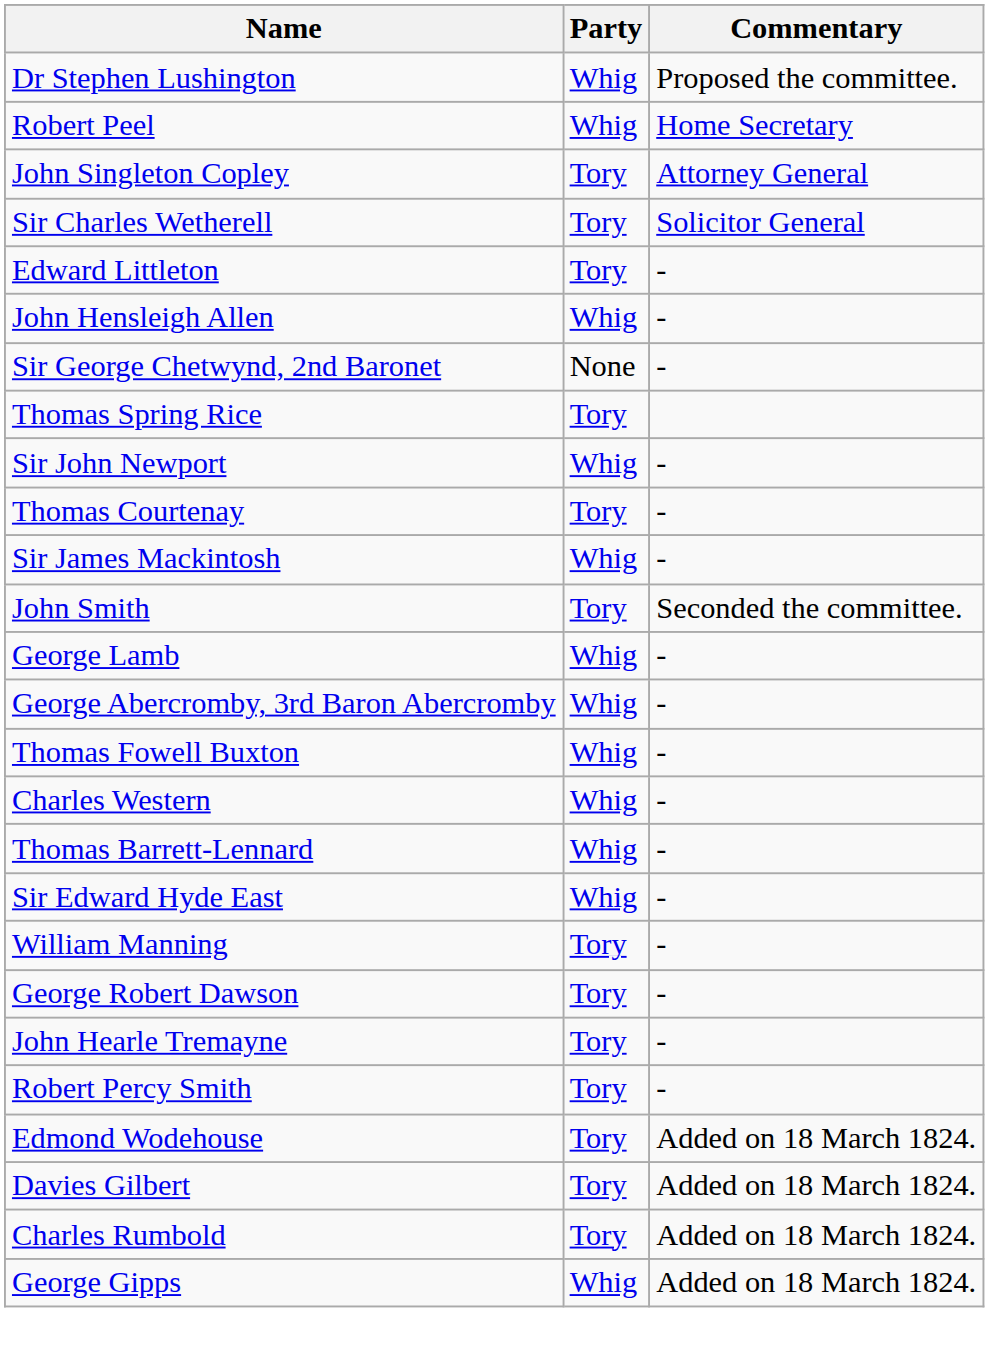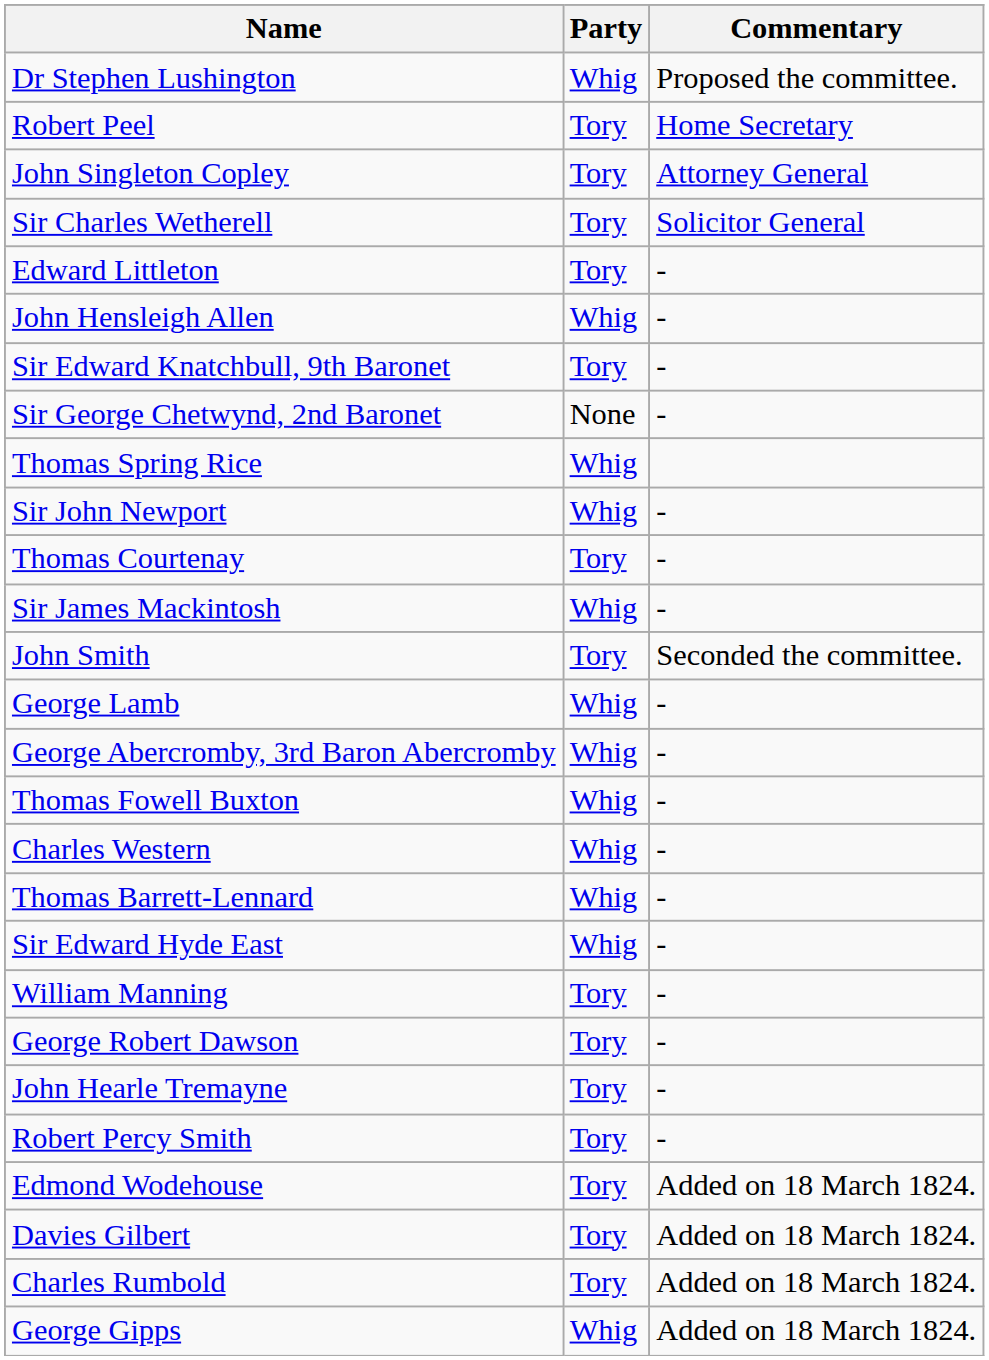(603, 125) Whig -> (598, 125) Tory
+ row: (231, 366)
(598, 414) Tory -> (603, 462) Whig
